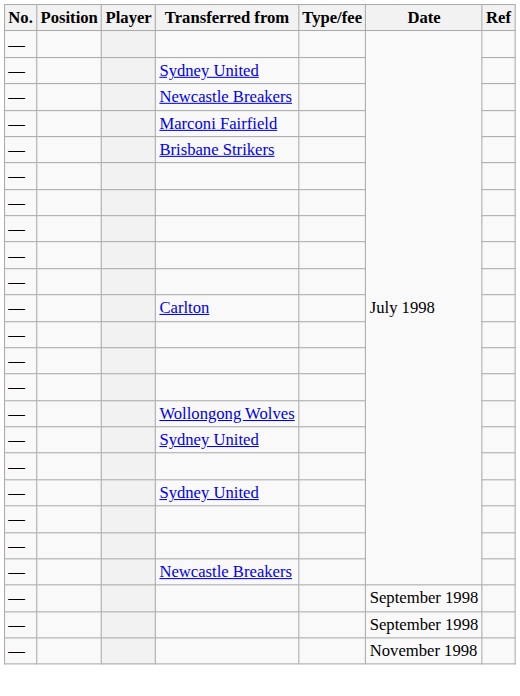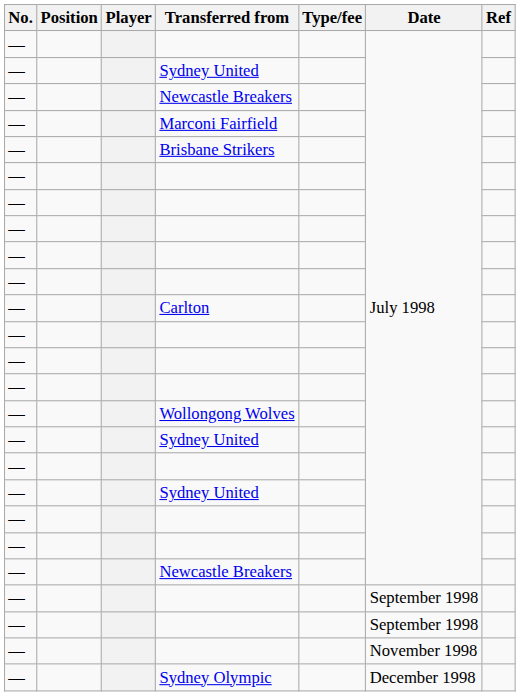+ row: (17, 677)
